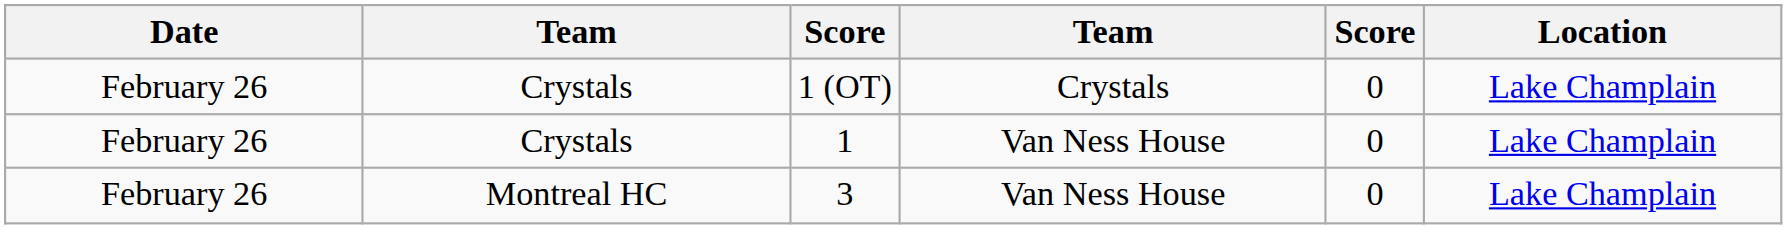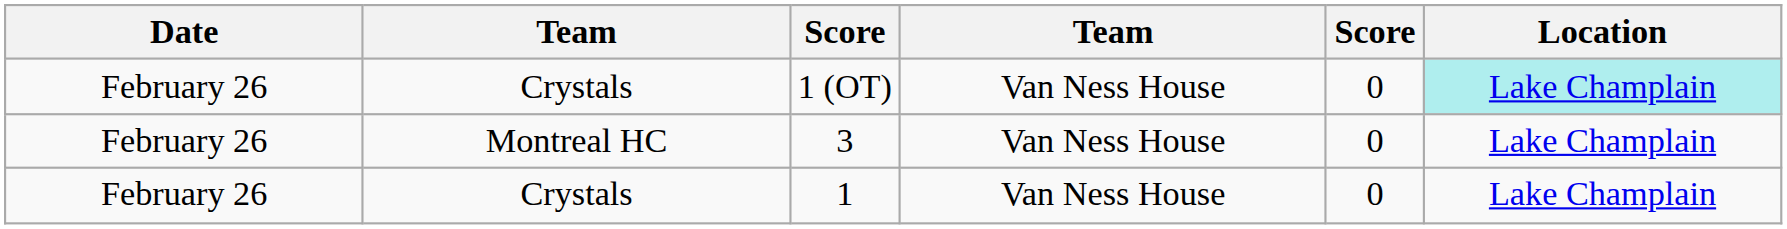(1113, 85) Crystals -> (1113, 85) Van Ness House
(1603, 85) no background -> (1603, 85) paleturquoise background
rows swapped: (845, 194) <-> (845, 140)
